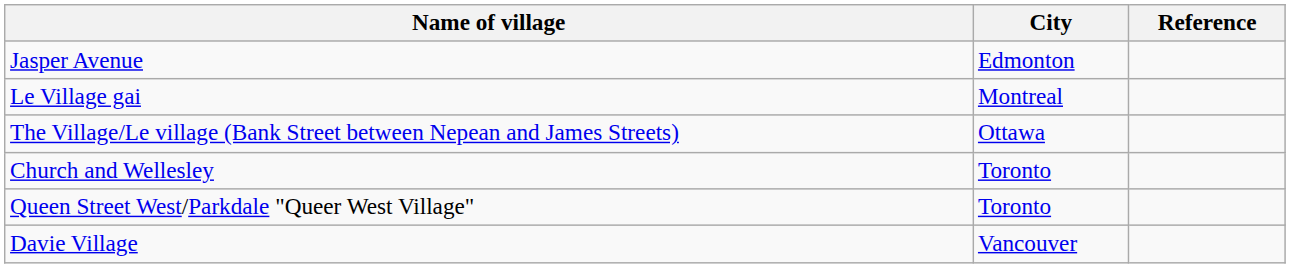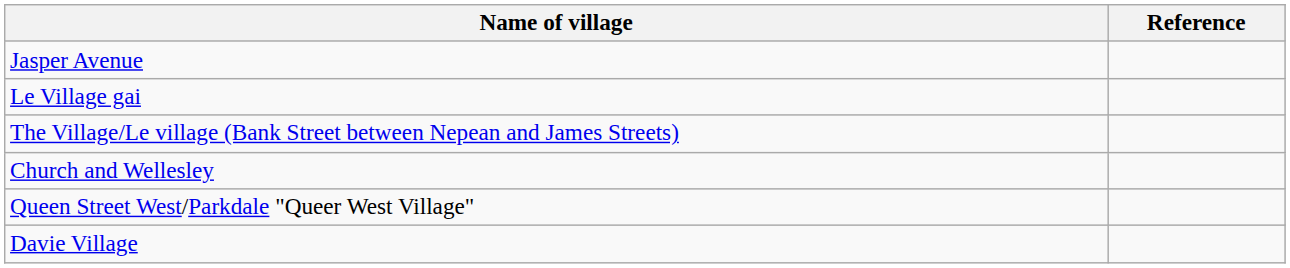- column: (1051, 22)
